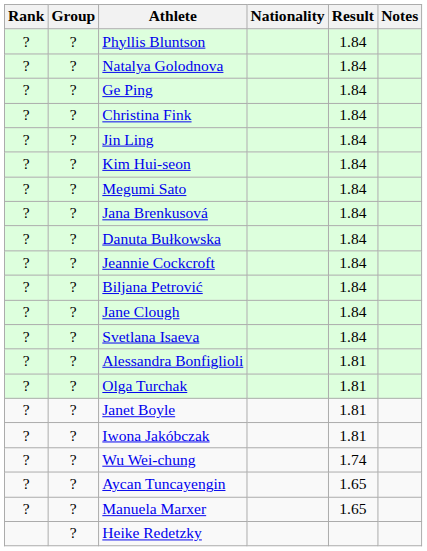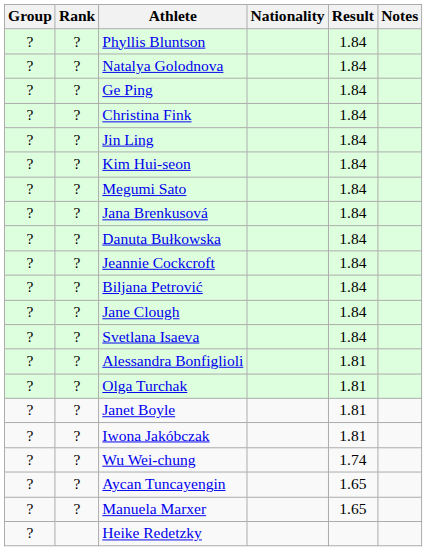columns swapped: (26, 16) <-> (73, 16)
